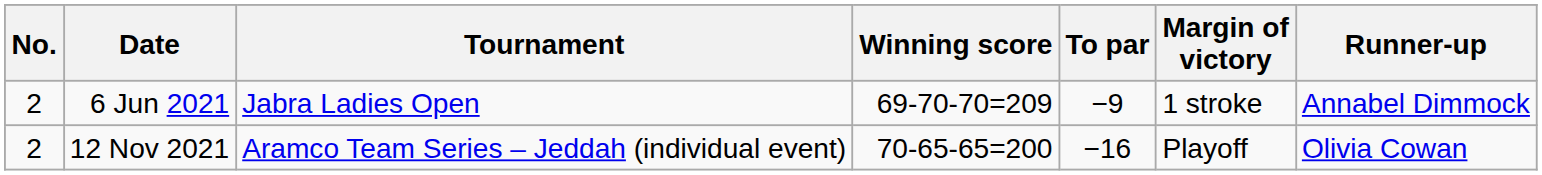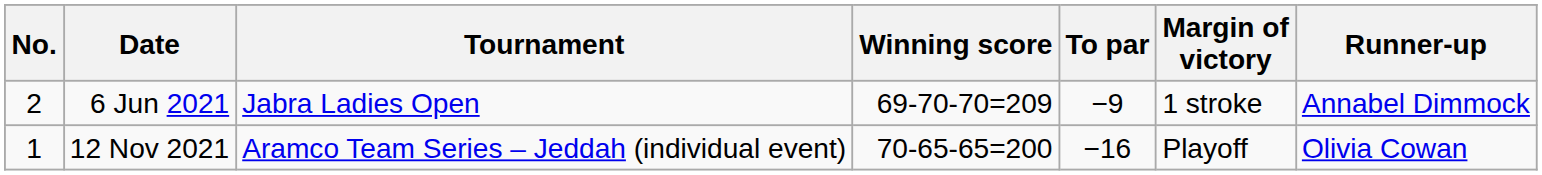(34, 148) 2 -> (34, 148) 1
